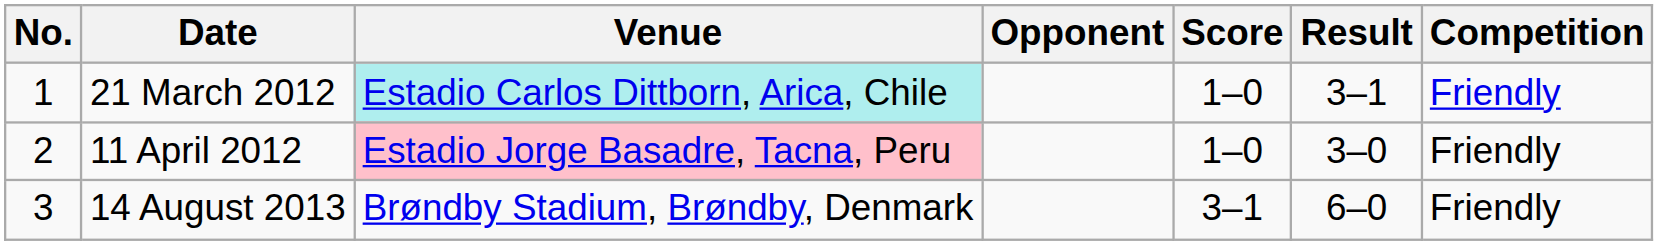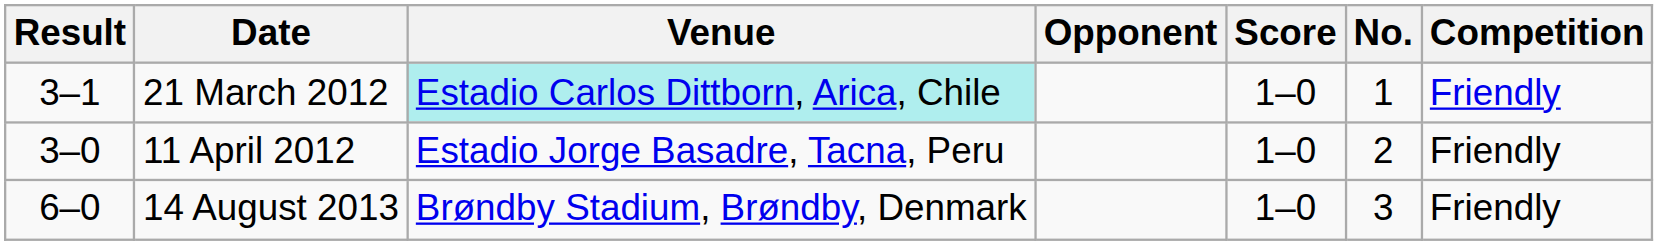columns swapped: (43, 33) <-> (1357, 33)
(657, 150) pink background -> (710, 150) no background
(1232, 208) 3–1 -> (1285, 208) 1–0
